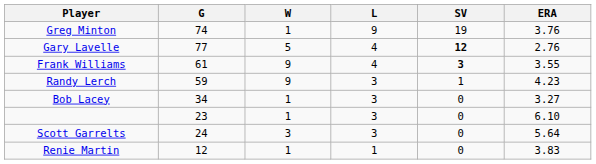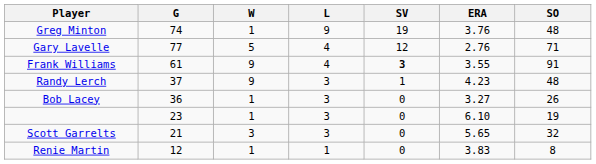+ column: (553, 13)
(461, 47) bold -> (402, 47) normal
(201, 82) 59 -> (176, 82) 37
(201, 99) 34 -> (176, 99) 36
(201, 133) 24 -> (176, 133) 21
(547, 133) 5.64 -> (477, 133) 5.65
